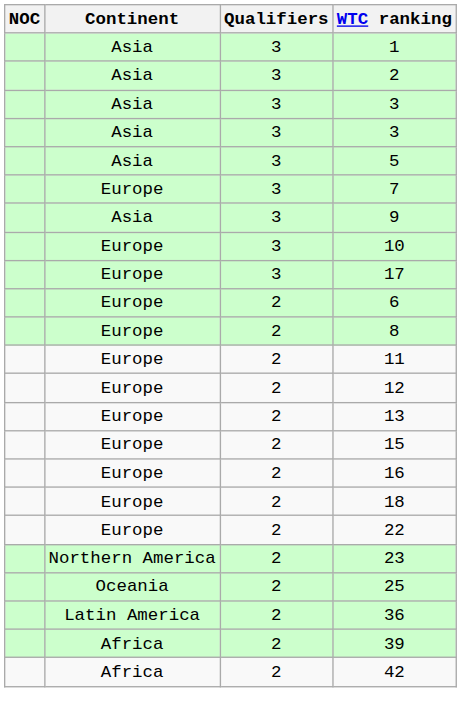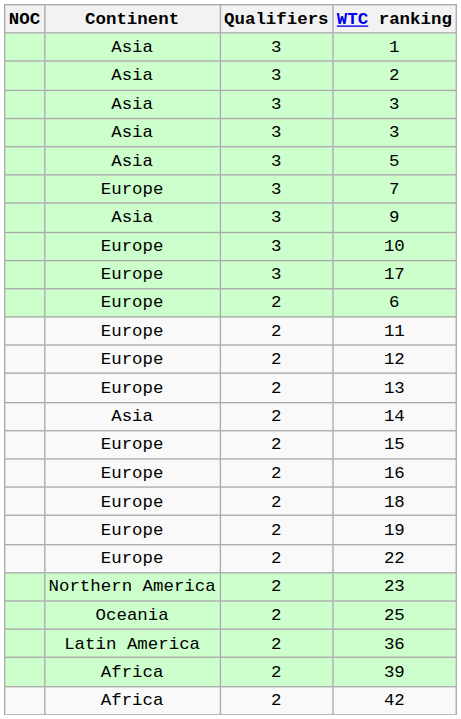- row: (132, 331)
+ row: (132, 416)
+ row: (132, 530)
